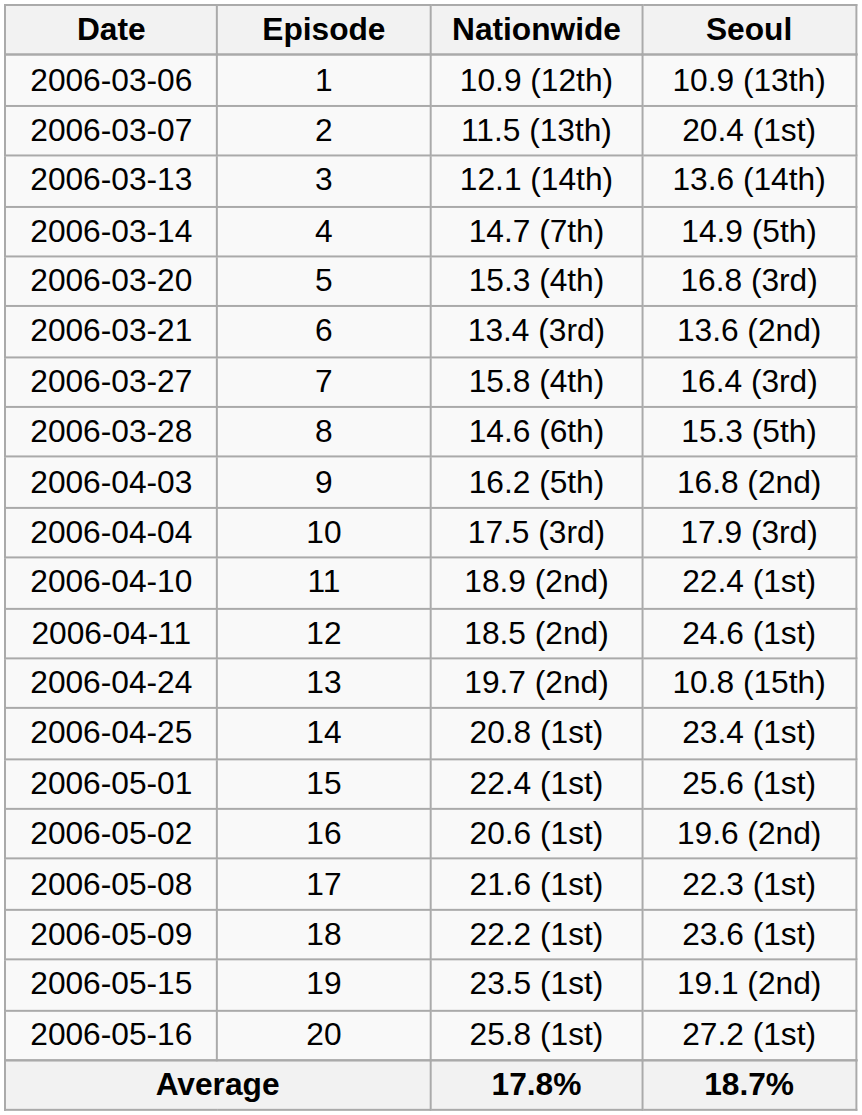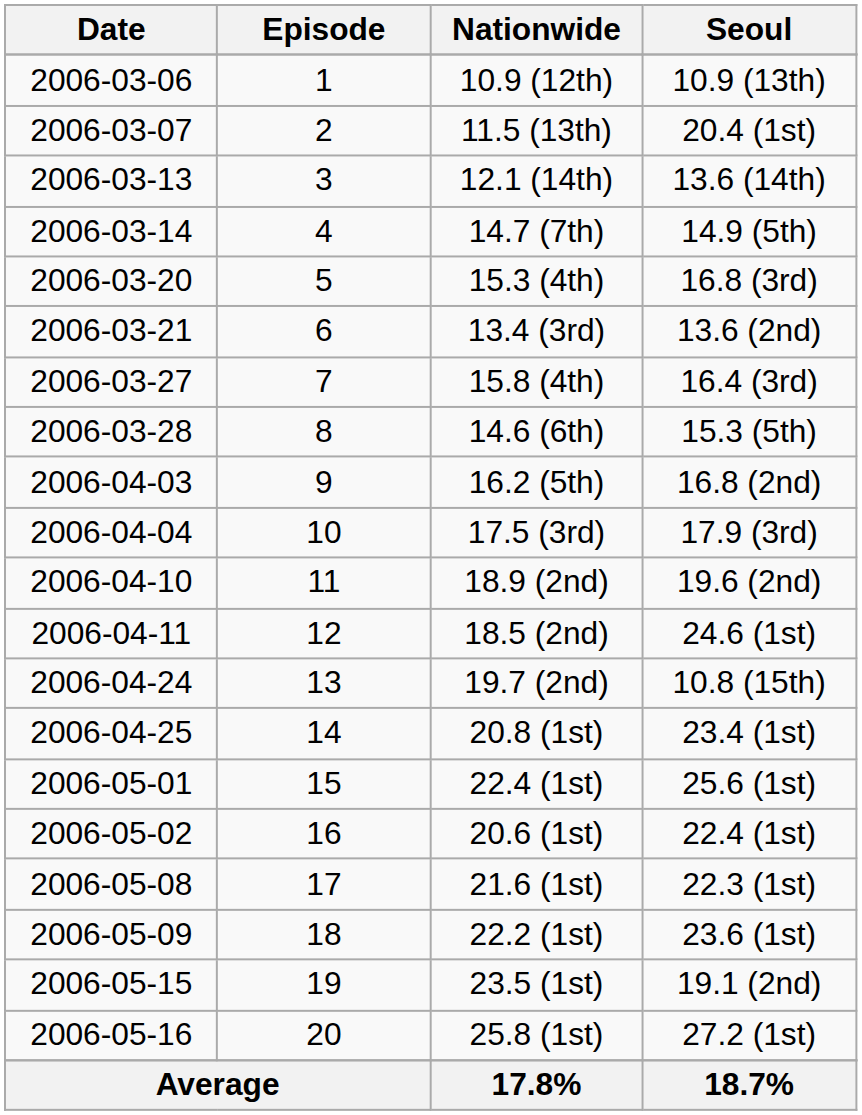(749, 582) 22.4 (1st) -> (749, 582) 19.6 (2nd)
(749, 833) 19.6 (2nd) -> (749, 833) 22.4 (1st)
